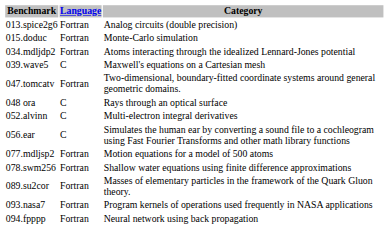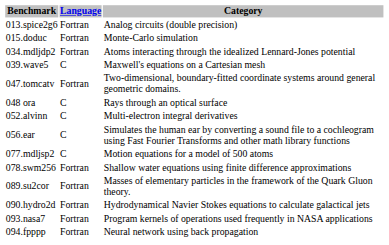(74, 154) Fortran -> (63, 154) C
+ row: (31, 205)
